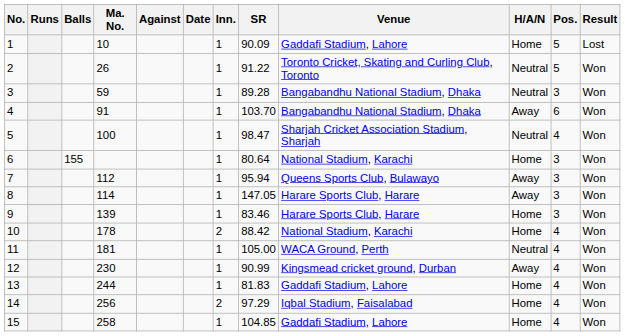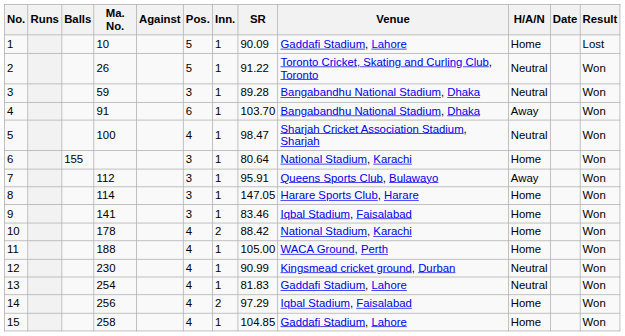columns swapped: (565, 19) <-> (198, 19)
(255, 177) 95.94 -> (255, 177) 95.91
(525, 195) Away -> (526, 195) Home
(106, 213) 139 -> (106, 213) 141
(350, 213) Harare Sports Club, Harare -> (346, 213) Iqbal Stadium, Faisalabad
(106, 250) 181 -> (106, 250) 188
(530, 250) Neutral -> (526, 250) Home
(525, 268) Away -> (529, 268) Neutral
(106, 286) 244 -> (106, 286) 254
(527, 286) Home -> (529, 286) Neutral
